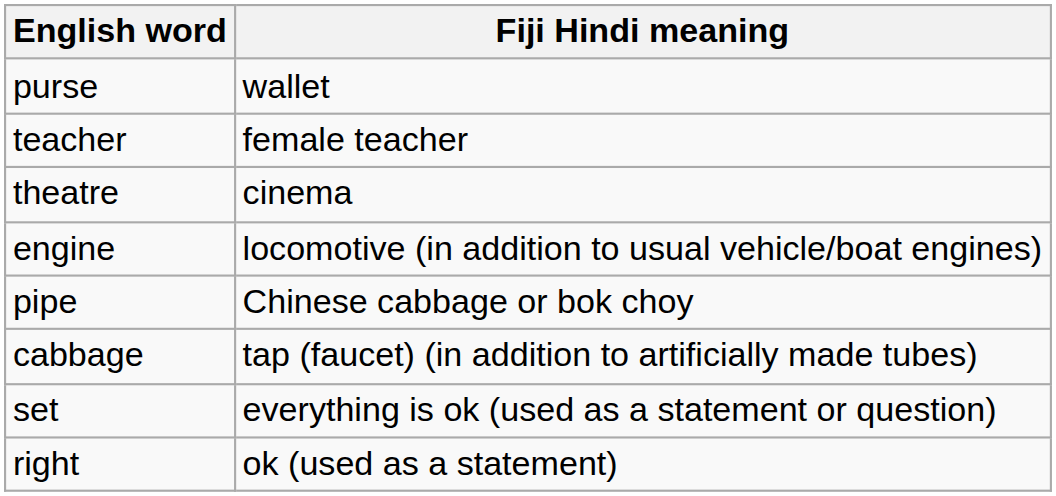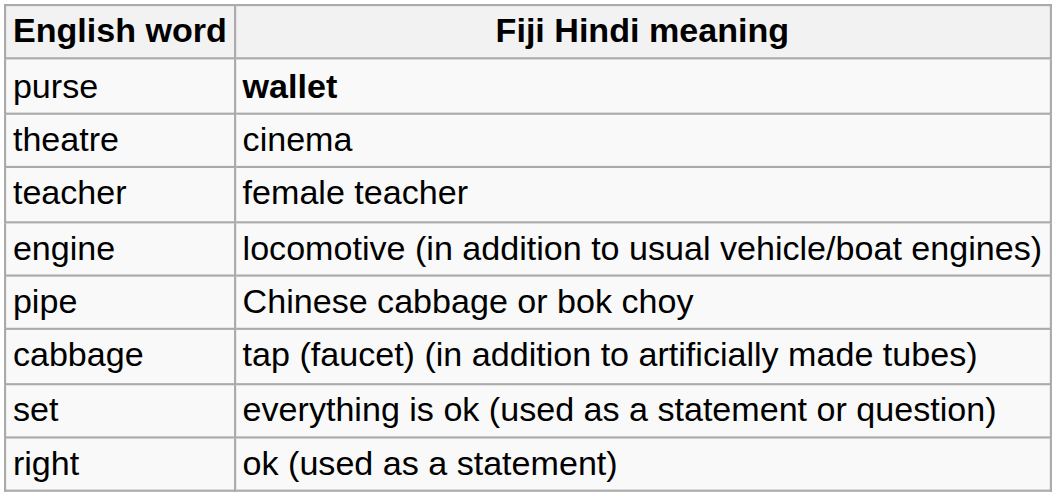(286, 85) normal -> (290, 85) bold
rows swapped: (66, 193) <-> (70, 139)
